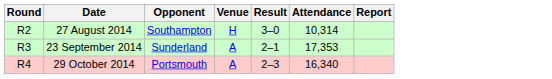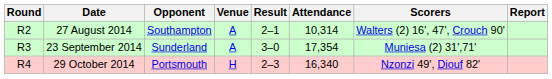+ column: (431, 13)
(233, 30) H -> (233, 30) A
(270, 30) 3–0 -> (270, 30) 2–1
(270, 47) 2–1 -> (270, 47) 3–0
(322, 47) 17,353 -> (322, 47) 17,354
(233, 64) A -> (233, 64) H
